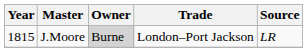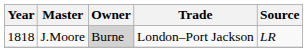(21, 36) 1815 -> (21, 36) 1818
